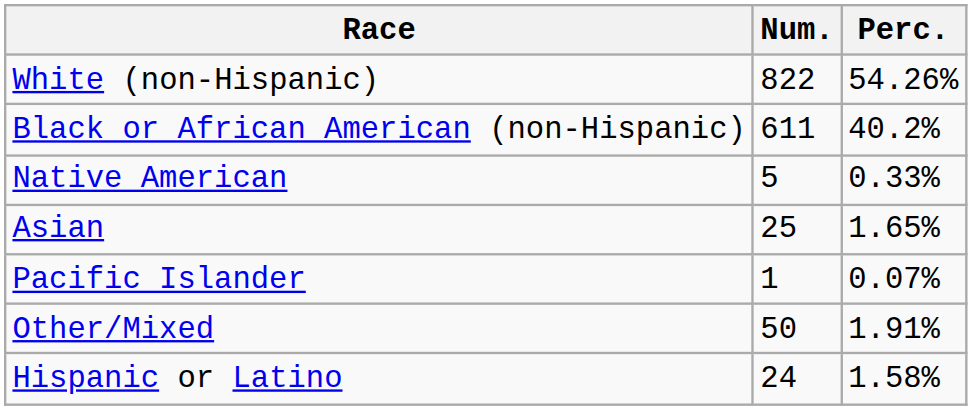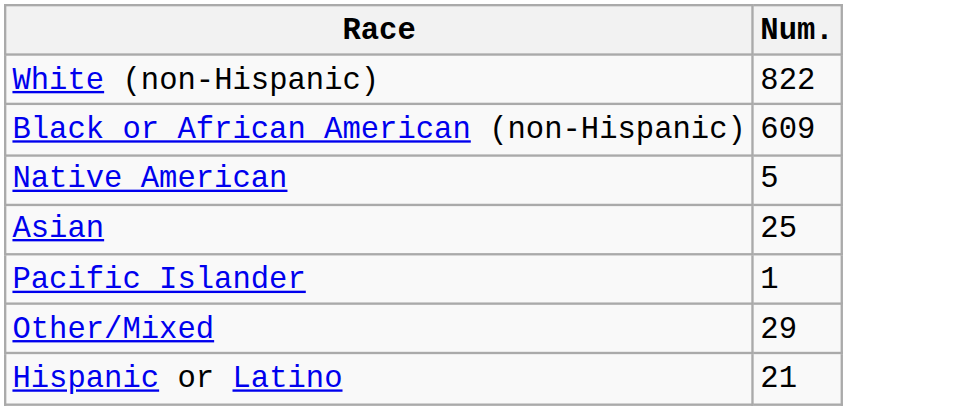- column: (903, 30)
(788, 130) 611 -> (788, 130) 609
(779, 329) 50 -> (779, 329) 29
(779, 379) 24 -> (779, 379) 21
